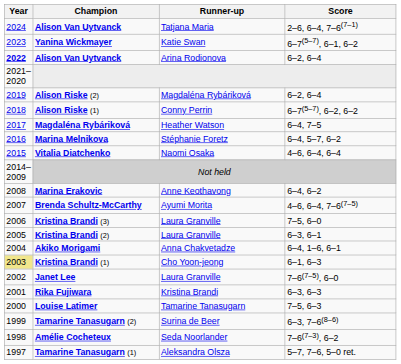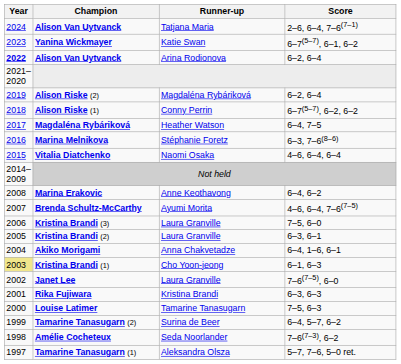(314, 139) 6–4, 5–7, 6–2 -> (313, 141) 6–3, 7–6(8–6)
(313, 321) 6–3, 7–6(8–6) -> (314, 323) 6–4, 5–7, 6–2
